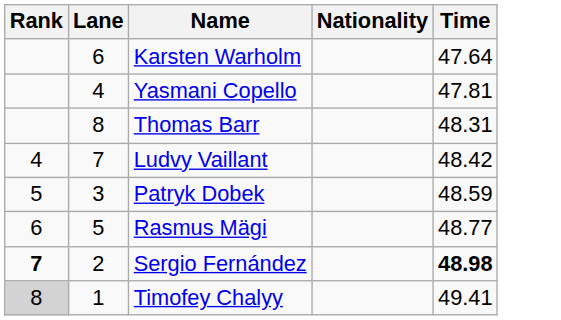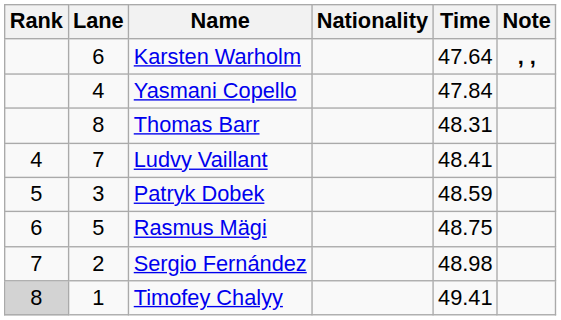+ column: (527, 21)
(465, 90) 47.81 -> (465, 90) 47.84
(465, 159) 48.42 -> (465, 159) 48.41
(465, 228) 48.77 -> (465, 228) 48.75
(36, 263) bold -> (36, 263) normal
(465, 263) bold -> (465, 263) normal
